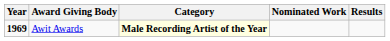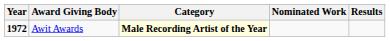(17, 28) 1969 -> (17, 28) 1972
